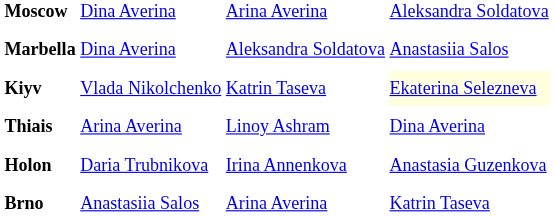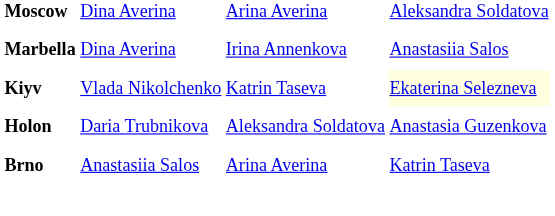(305, 49) Aleksandra Soldatova -> (286, 49) Irina Annenkova
- row: (29, 126)
(286, 164) Irina Annenkova -> (305, 126) Aleksandra Soldatova
